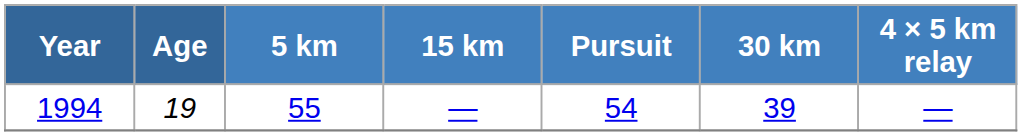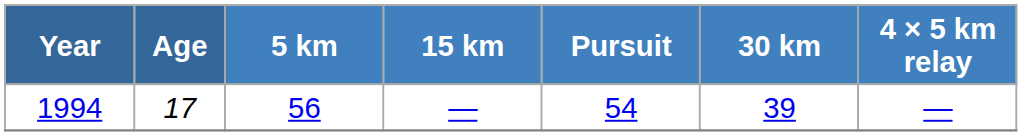(180, 108) 19 -> (180, 108) 17
(304, 108) 55 -> (304, 108) 56
